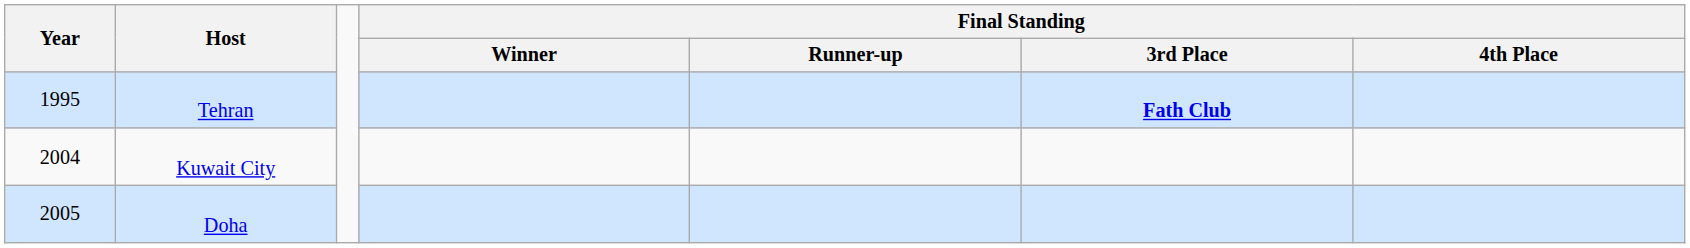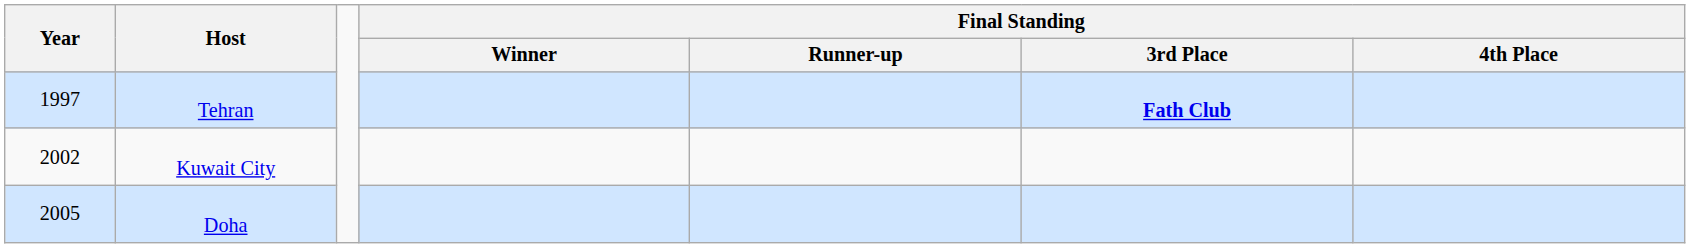(60, 99) 1995 -> (60, 99) 1997
(60, 156) 2004 -> (60, 156) 2002
